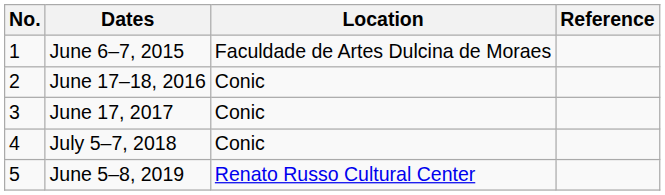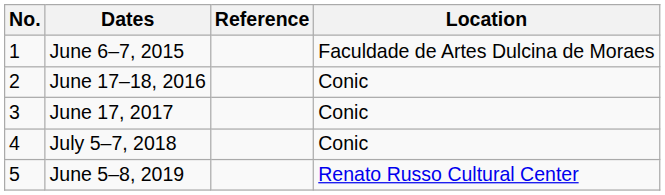columns swapped: (383, 19) <-> (607, 19)
